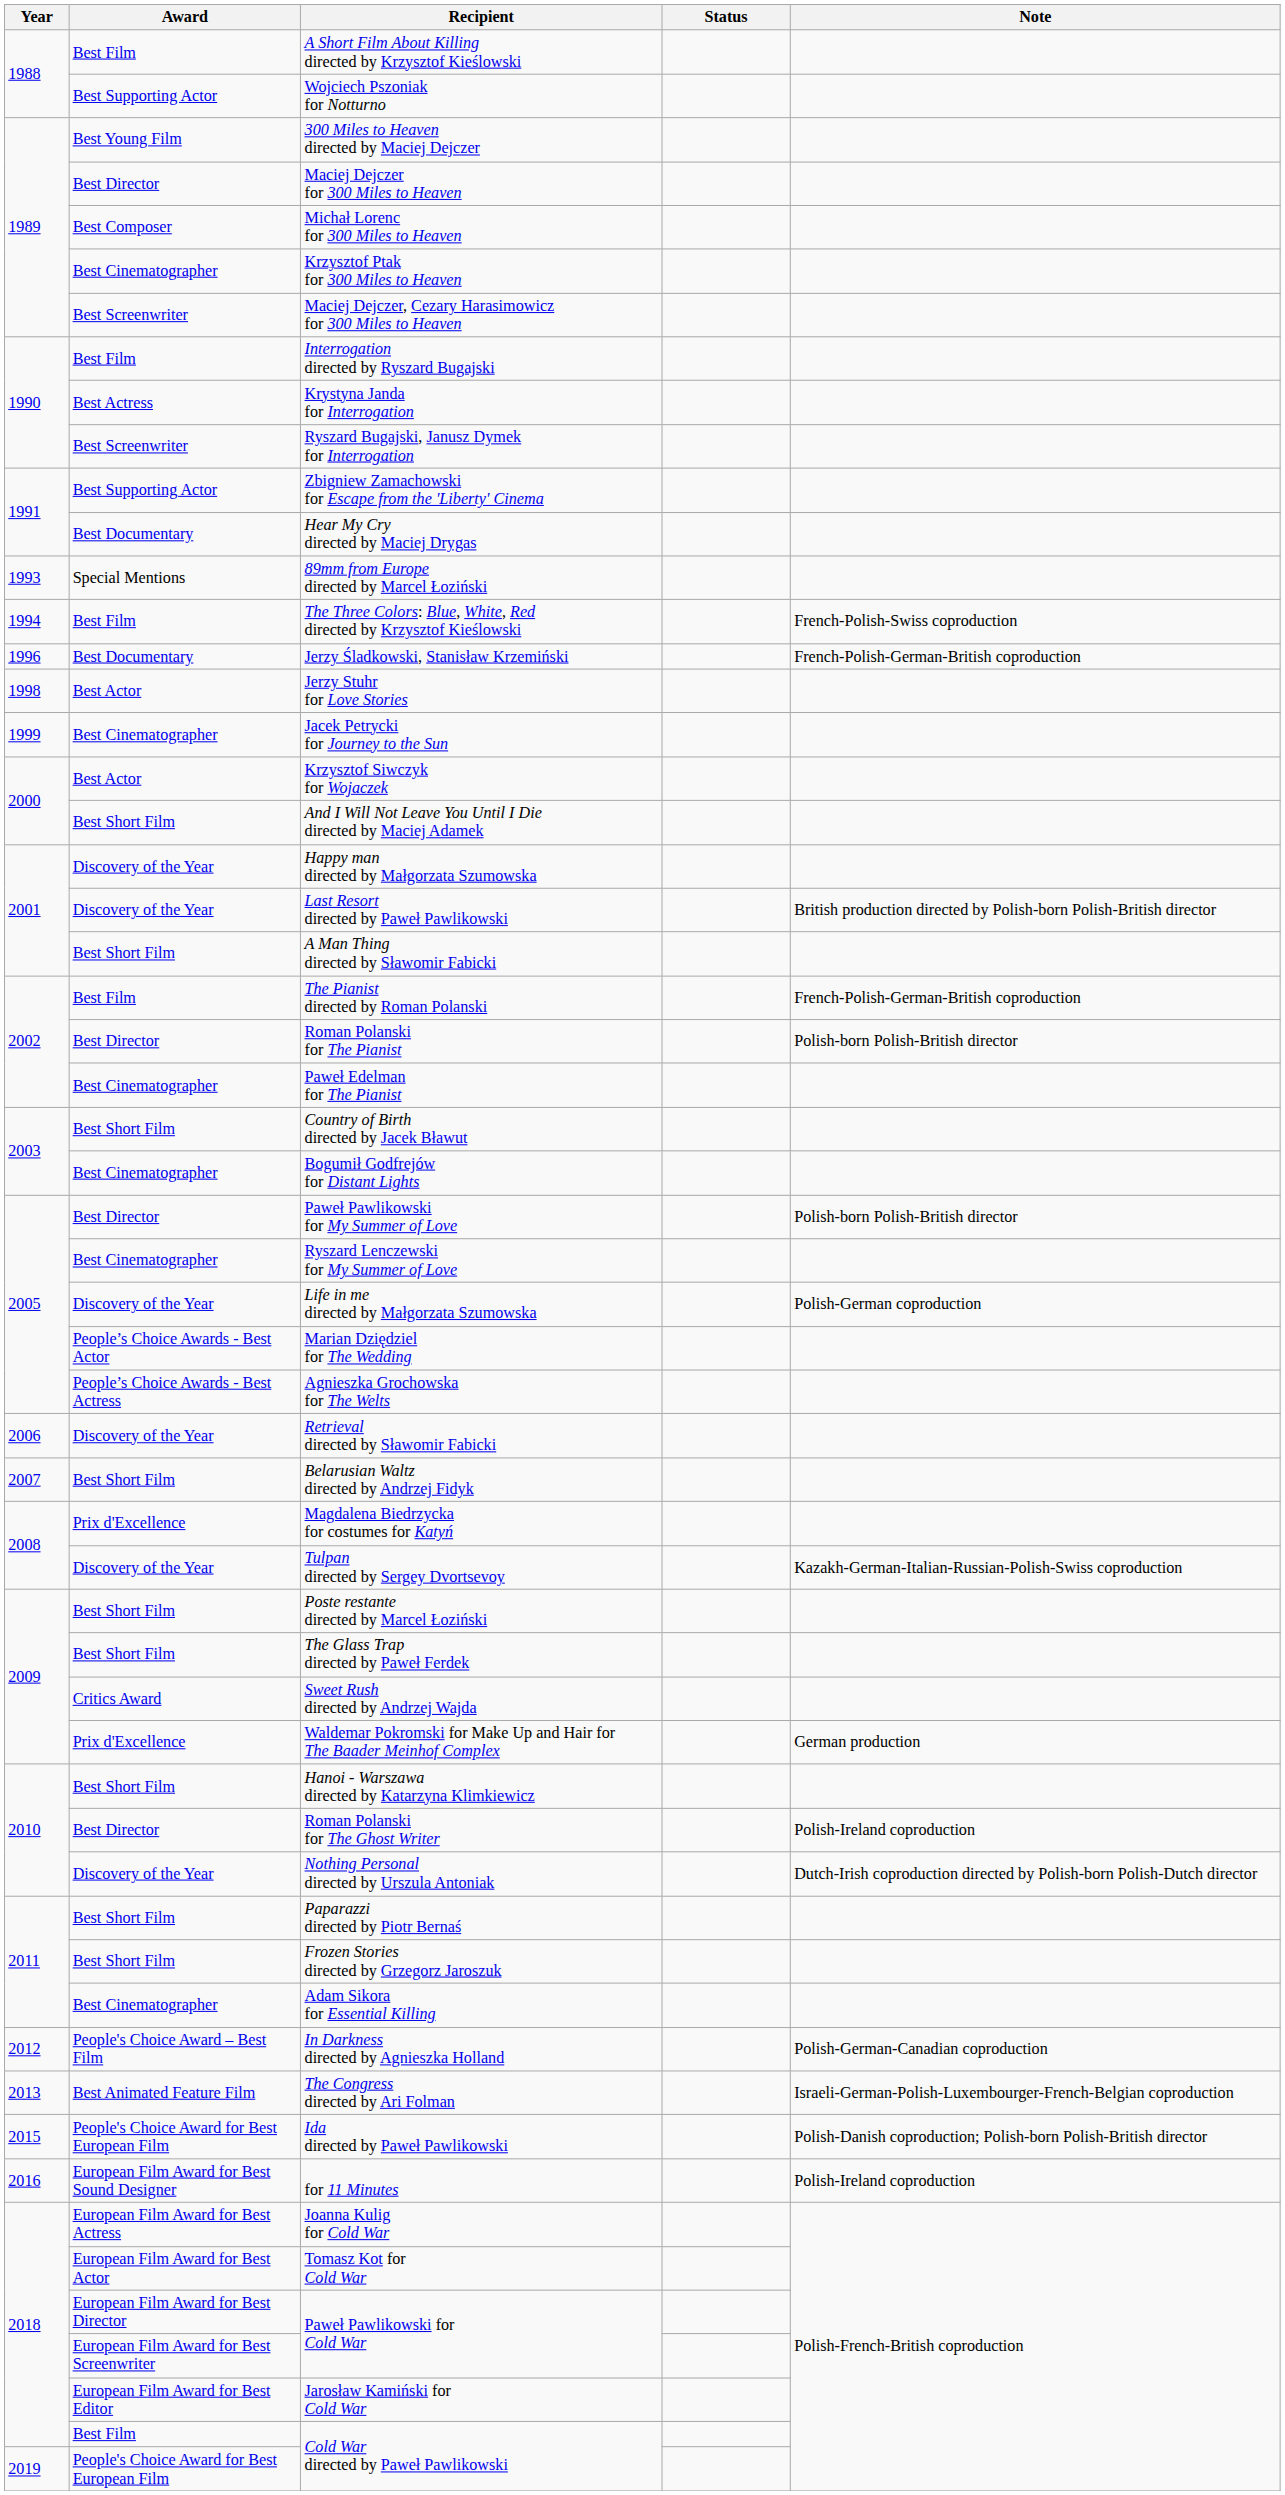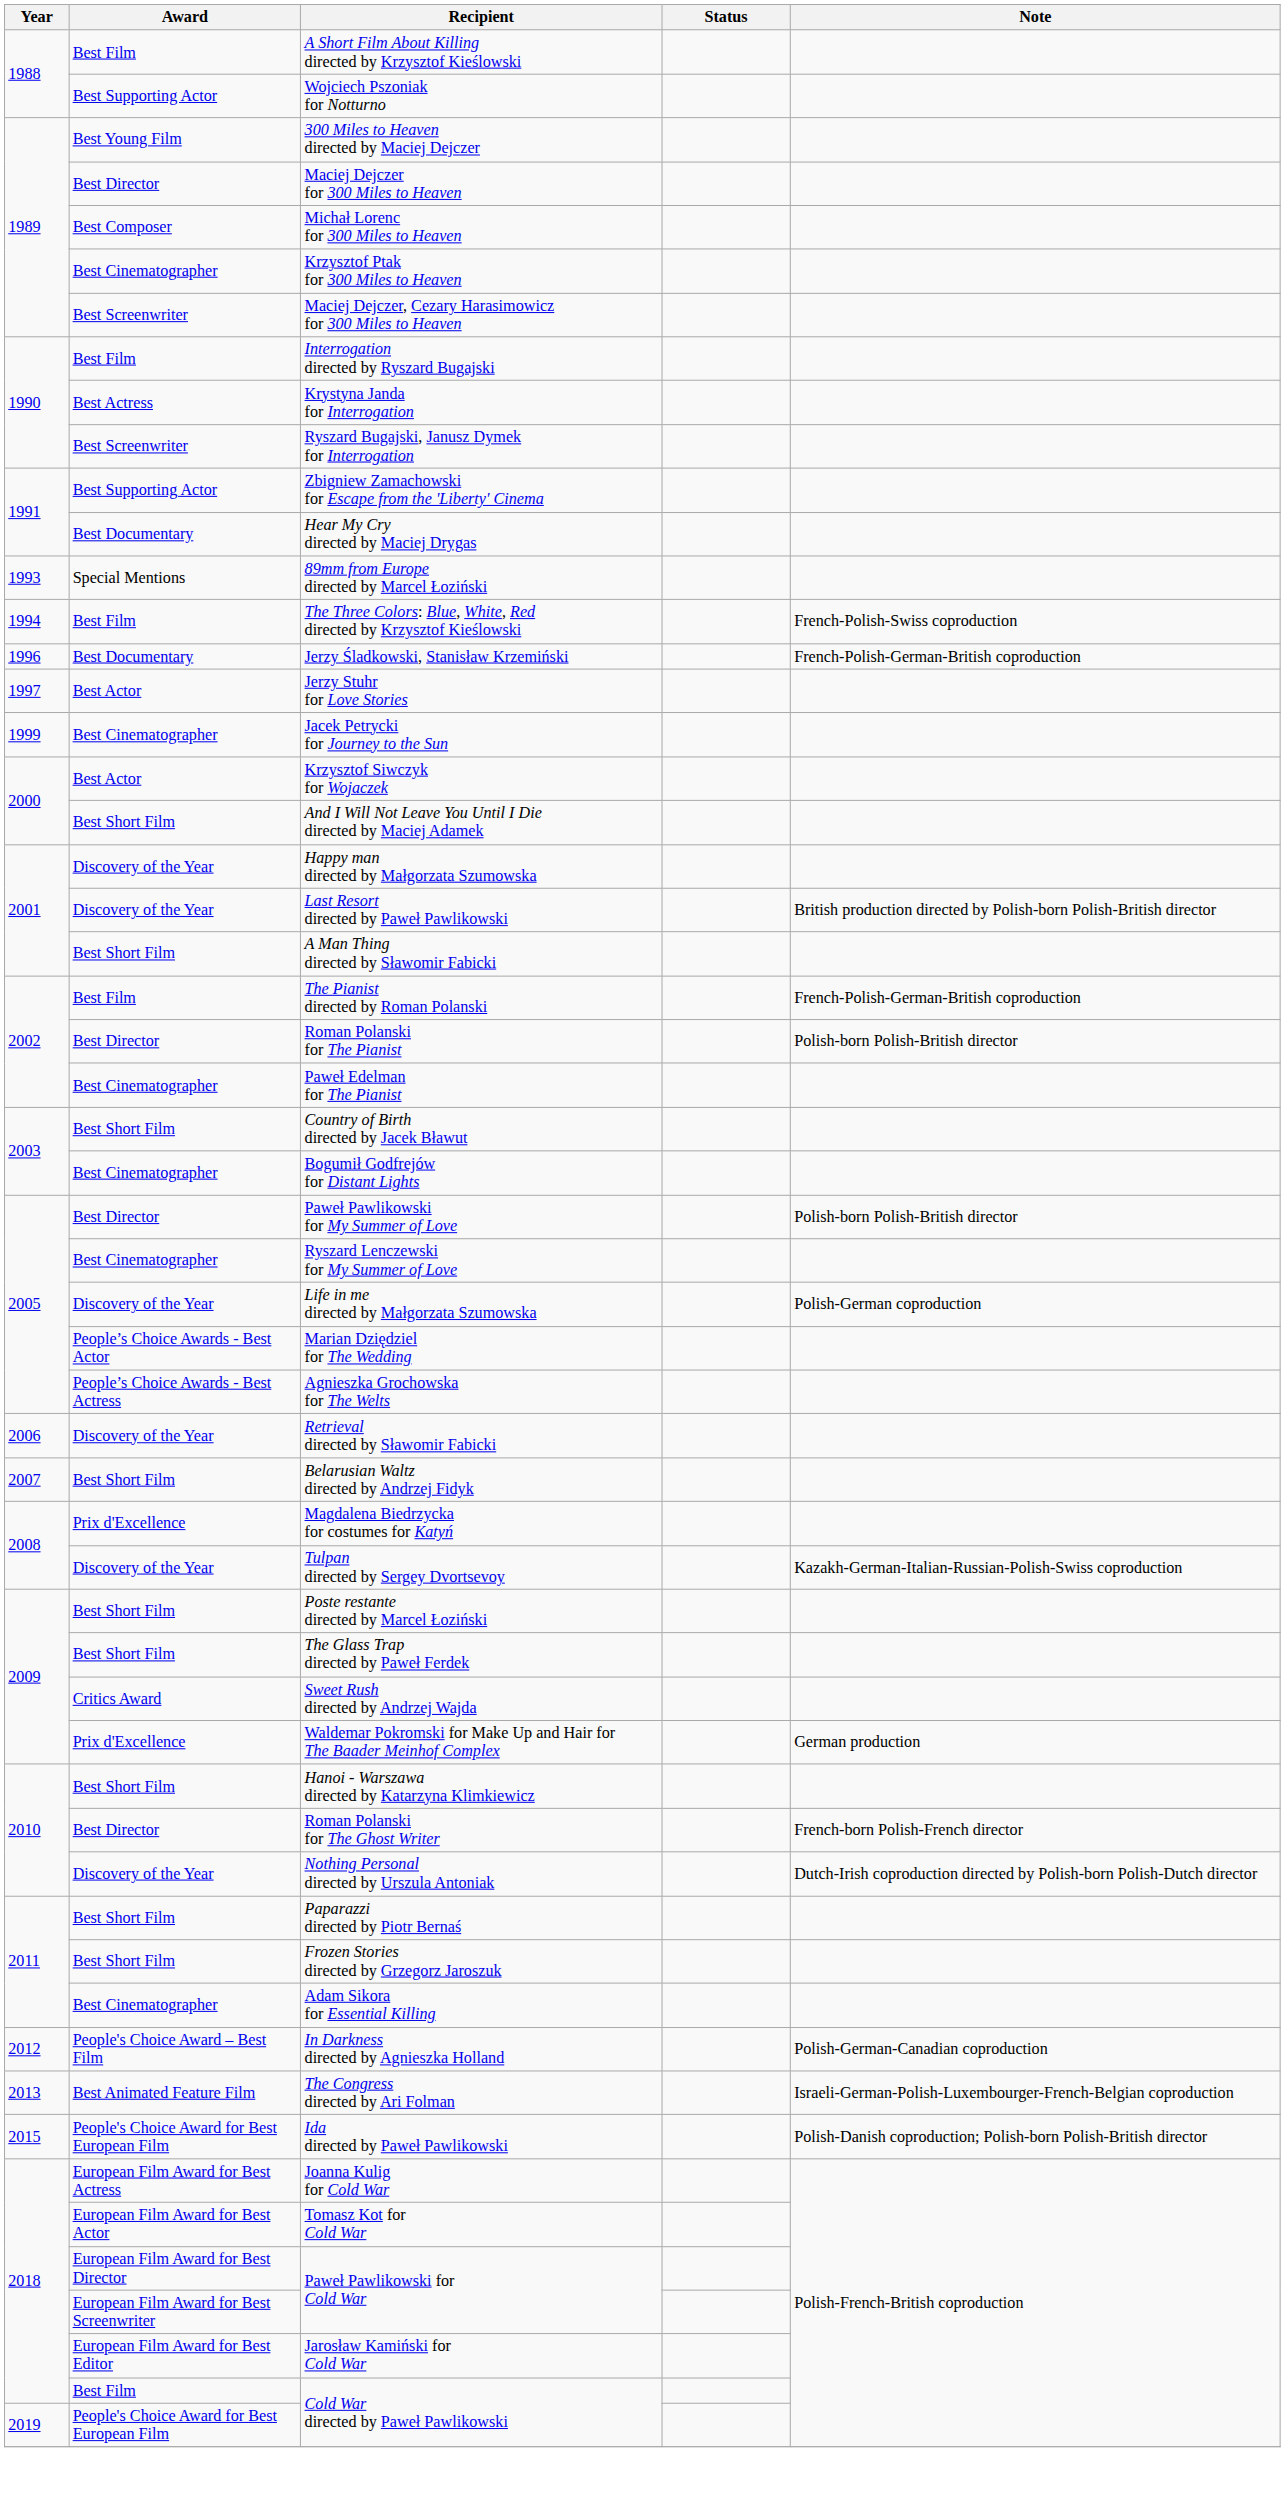(24, 690) 1998 -> (24, 690) 1997
(885, 1830) Polish-Ireland coproduction -> (909, 1830) French-born Polish-French director
- row: (172, 2180)
